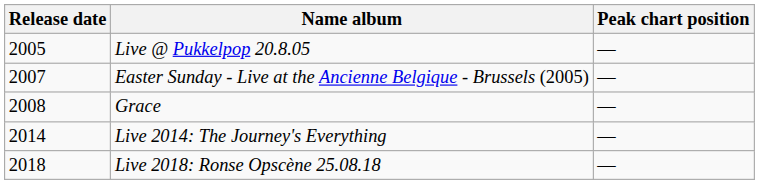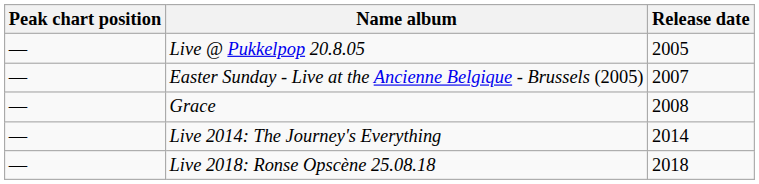columns swapped: (58, 19) <-> (673, 19)
